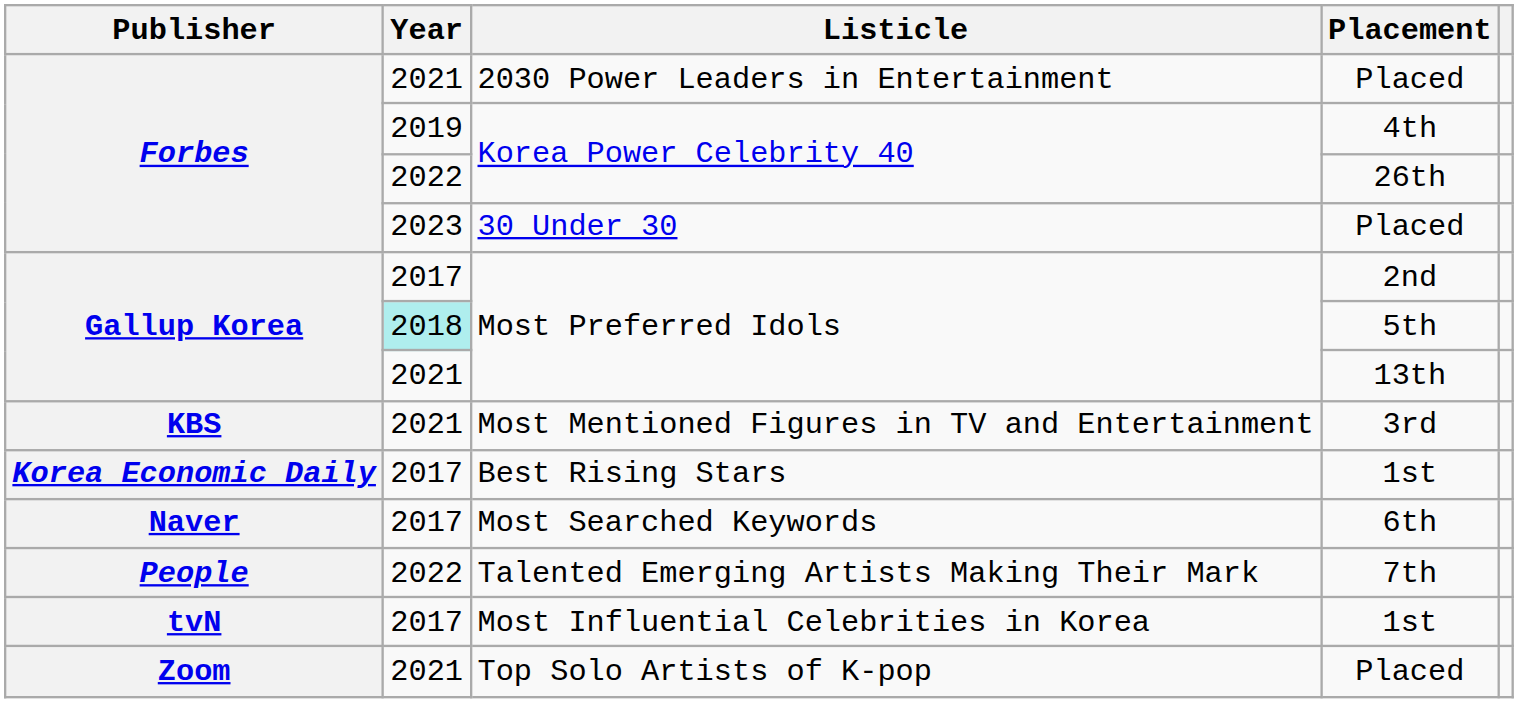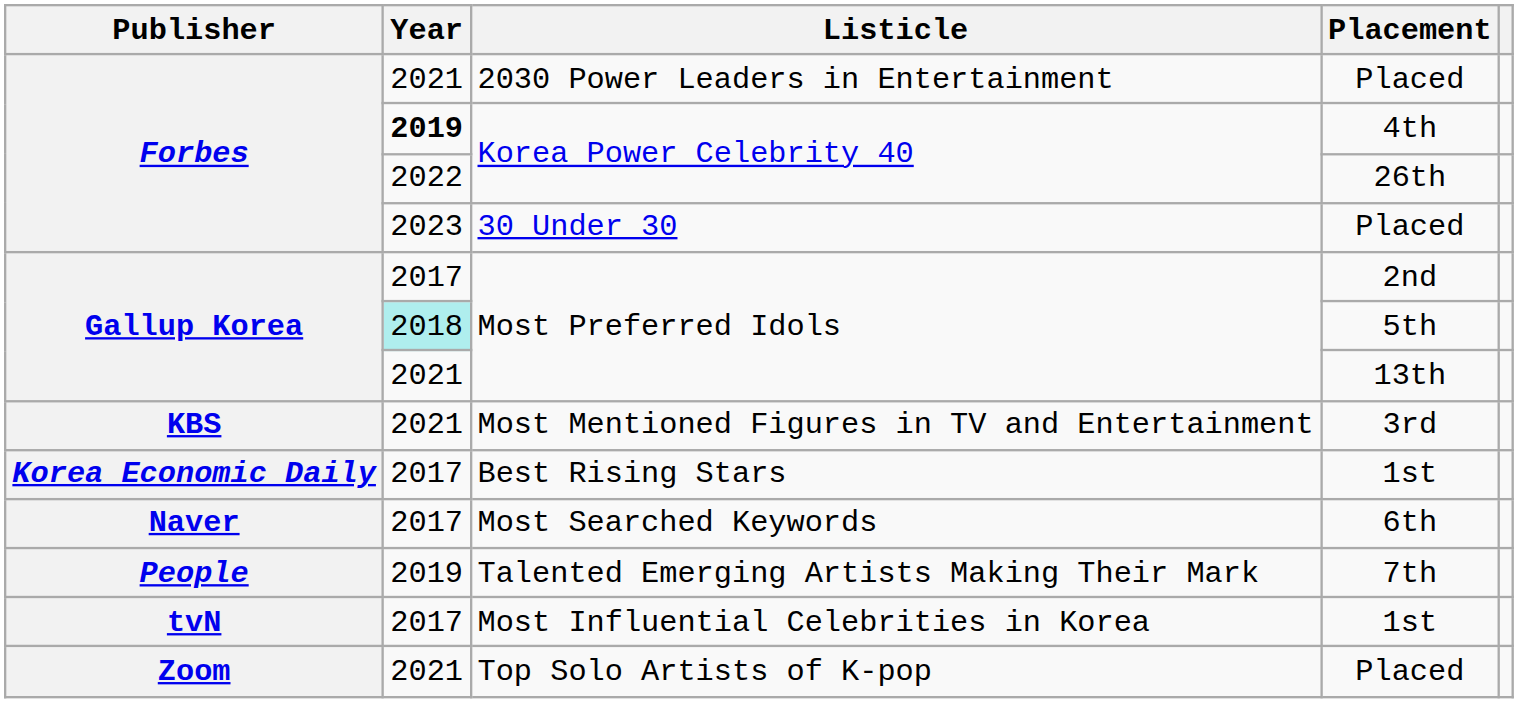(427, 129) normal -> (427, 129) bold
(427, 573) 2022 -> (427, 573) 2019
